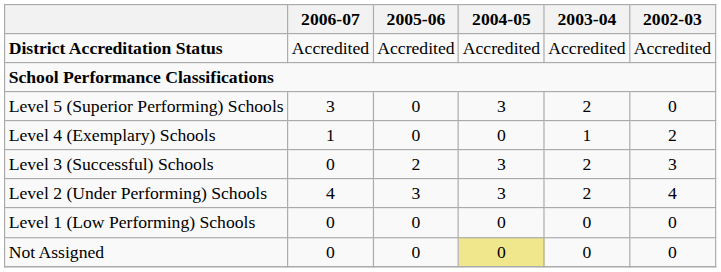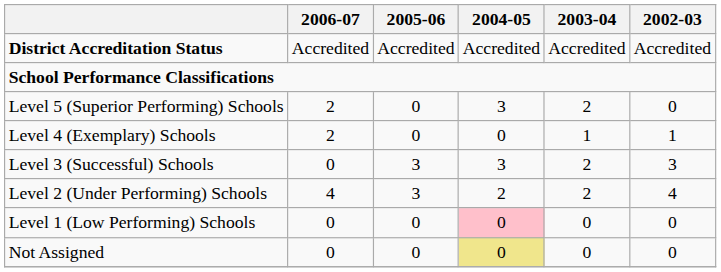(330, 106) 3 -> (330, 106) 2
(330, 135) 1 -> (330, 135) 2
(672, 135) 2 -> (672, 135) 1
(416, 164) 2 -> (416, 164) 3
(501, 193) 3 -> (501, 193) 2
(501, 222) no background -> (501, 222) pink background
